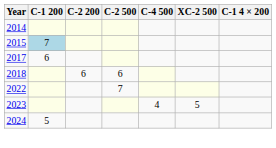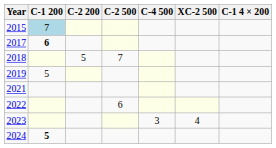- row: (16, 27)
(47, 58) normal -> (47, 43) bold
(83, 74) 6 -> (83, 58) 5
(120, 74) 6 -> (120, 58) 7
+ row: (16, 74)
+ row: (16, 89)
(120, 89) 7 -> (120, 105) 6
(157, 105) 4 -> (157, 120) 3
(197, 105) 5 -> (197, 120) 4
(47, 120) normal -> (47, 136) bold
